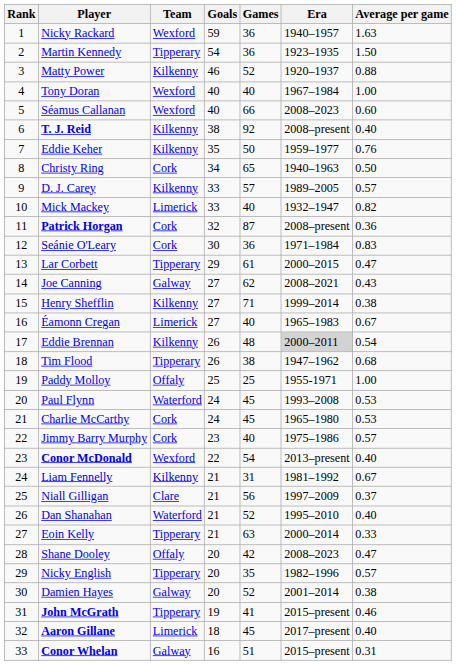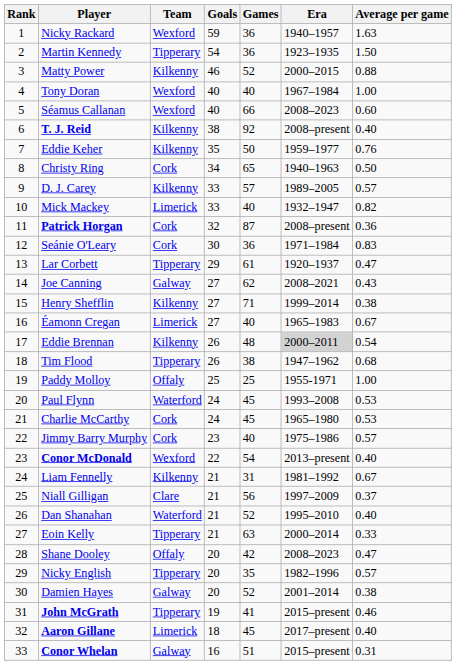(312, 71) 1920–1937 -> (312, 71) 2000–2015
(312, 264) 2000–2015 -> (312, 264) 1920–1937
